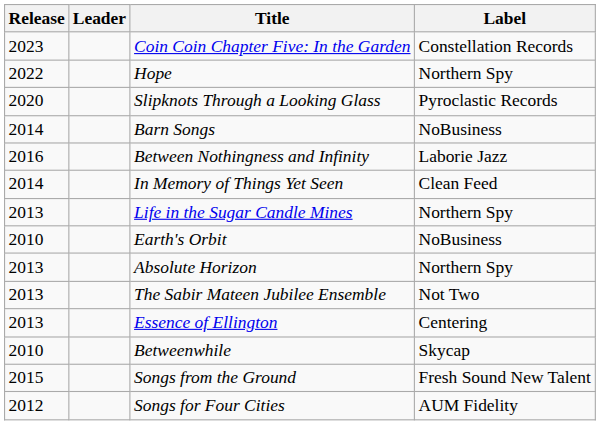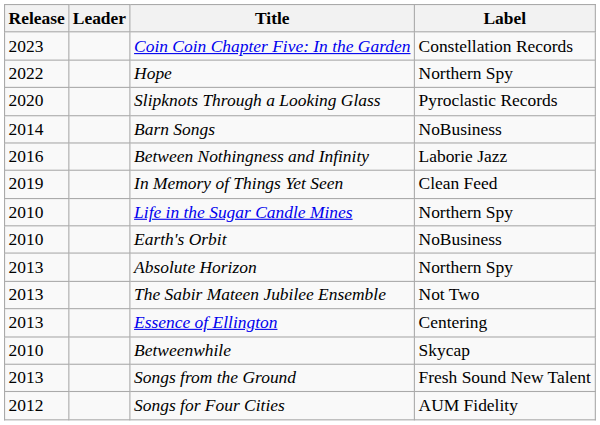(26, 184) 2014 -> (26, 184) 2019
(26, 211) 2013 -> (26, 211) 2010
(26, 377) 2015 -> (26, 377) 2013
